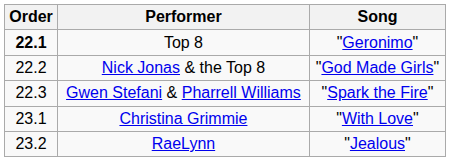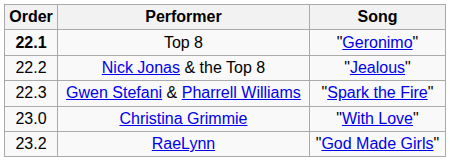(377, 67) "God Made Girls" -> (377, 67) "Jealous"
(31, 118) 23.1 -> (31, 118) 23.0
(377, 144) "Jealous" -> (377, 144) "God Made Girls"
